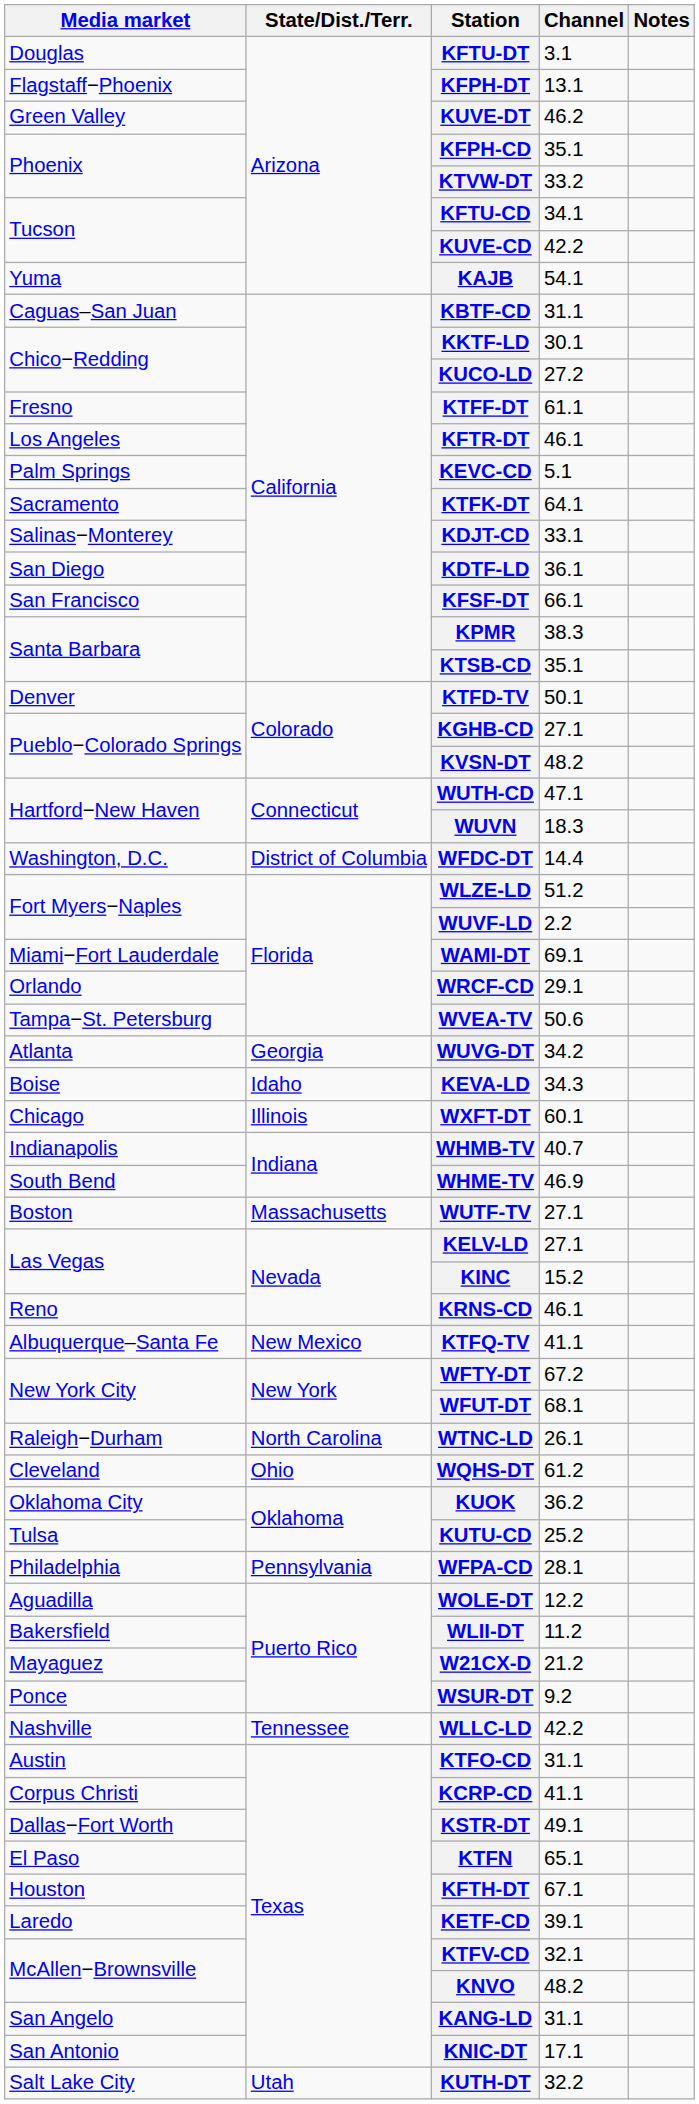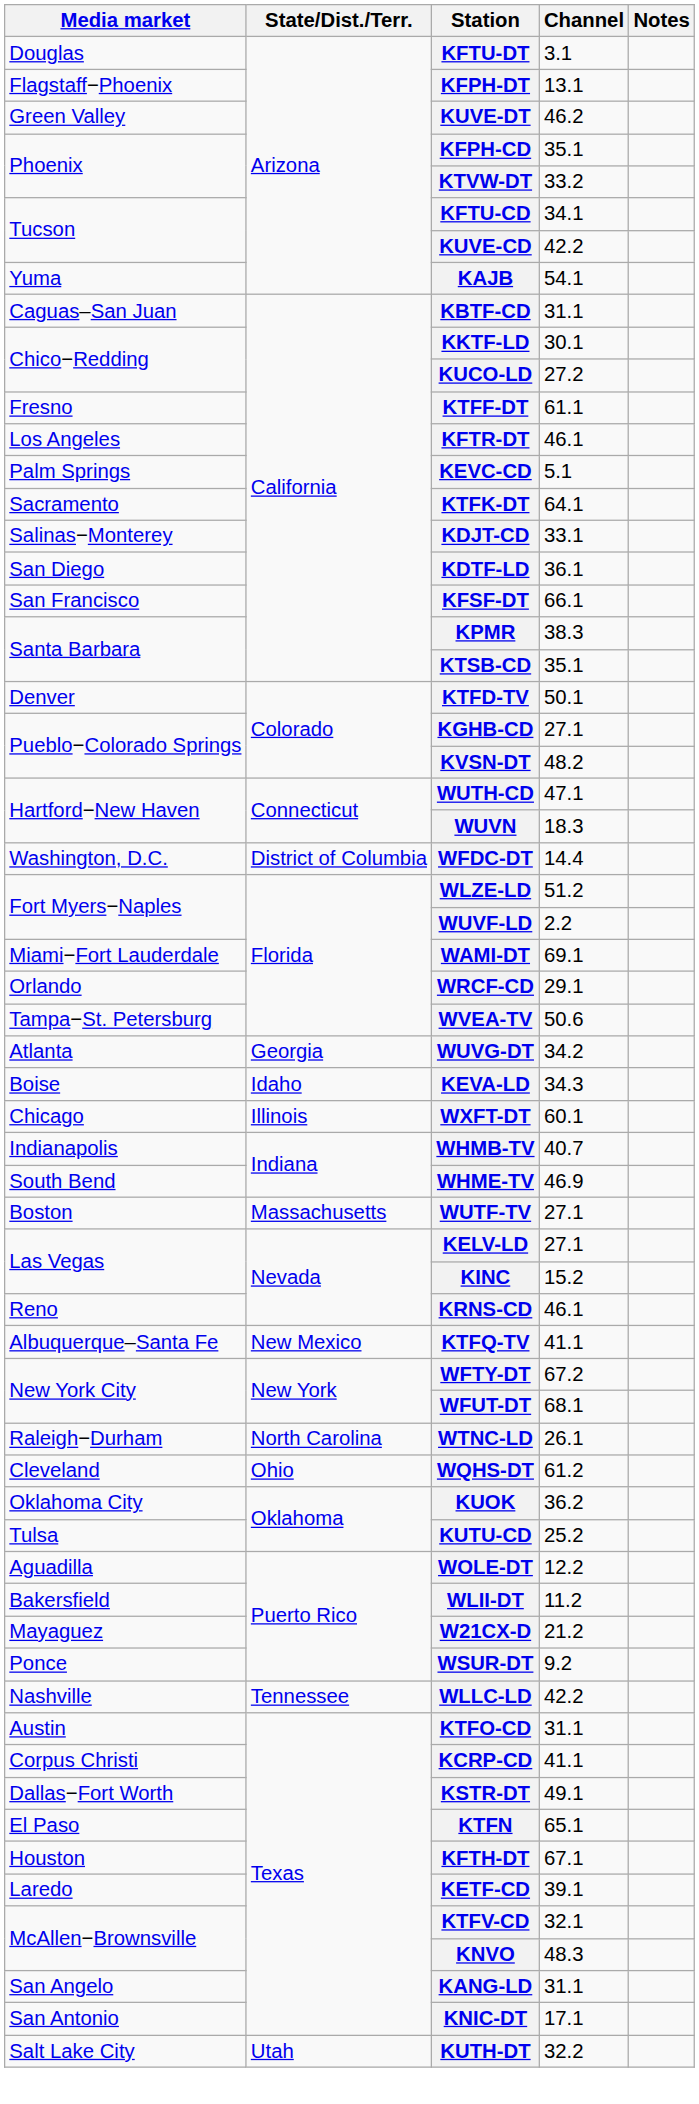- row: (485, 1567)
(564, 1986) 48.2 -> (564, 1954) 48.3
